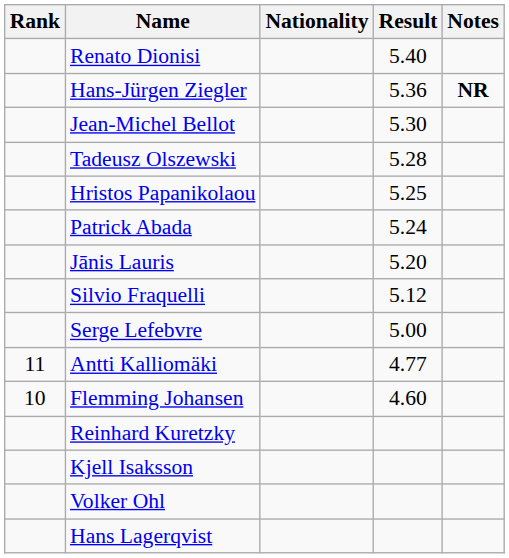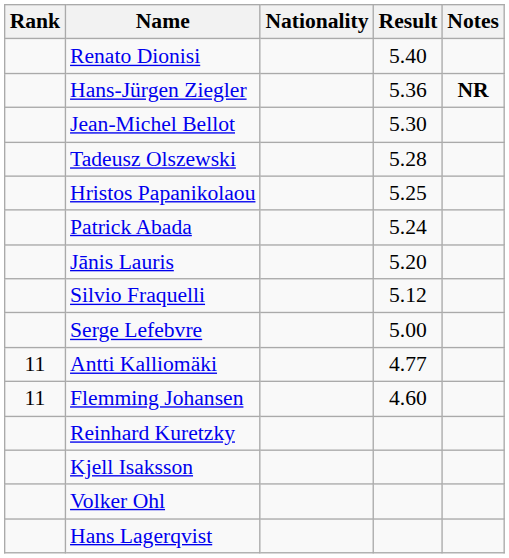(35, 398) 10 -> (35, 398) 11
